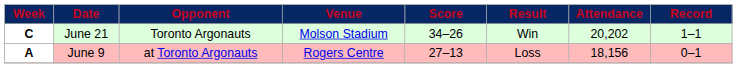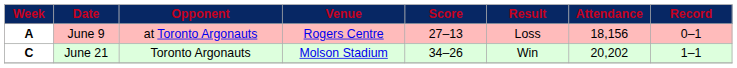rows swapped: (86, 53) <-> (86, 33)
